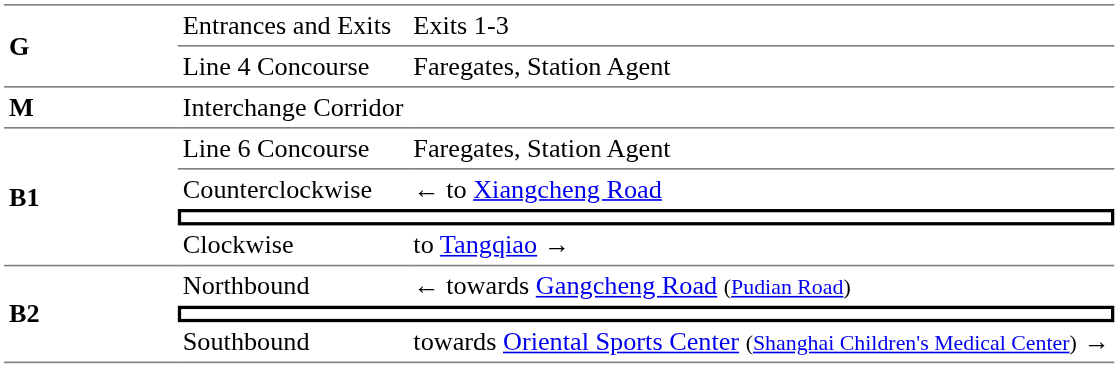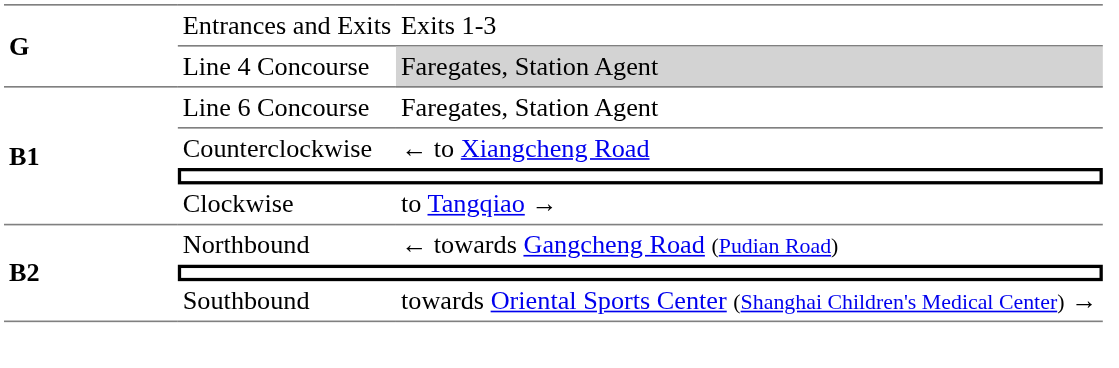(542, 66) no background -> (530, 66) lightgrey background
- row: (21, 106)
